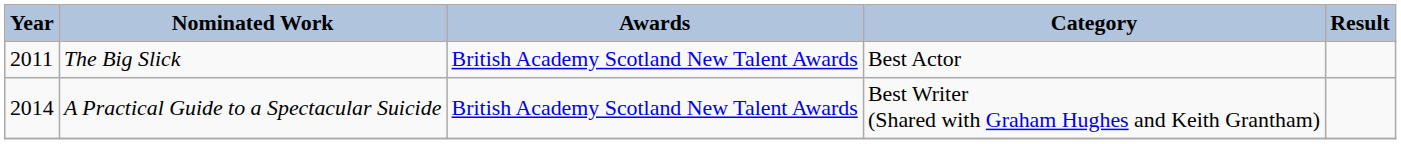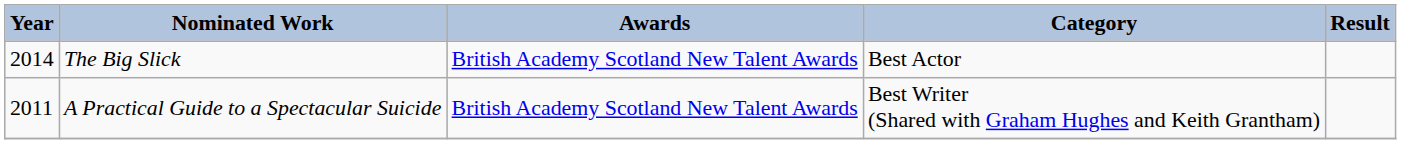(31, 59) 2011 -> (32, 59) 2014
(32, 108) 2014 -> (31, 108) 2011
